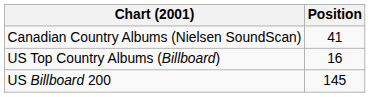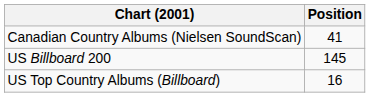rows swapped: (59, 80) <-> (114, 59)
